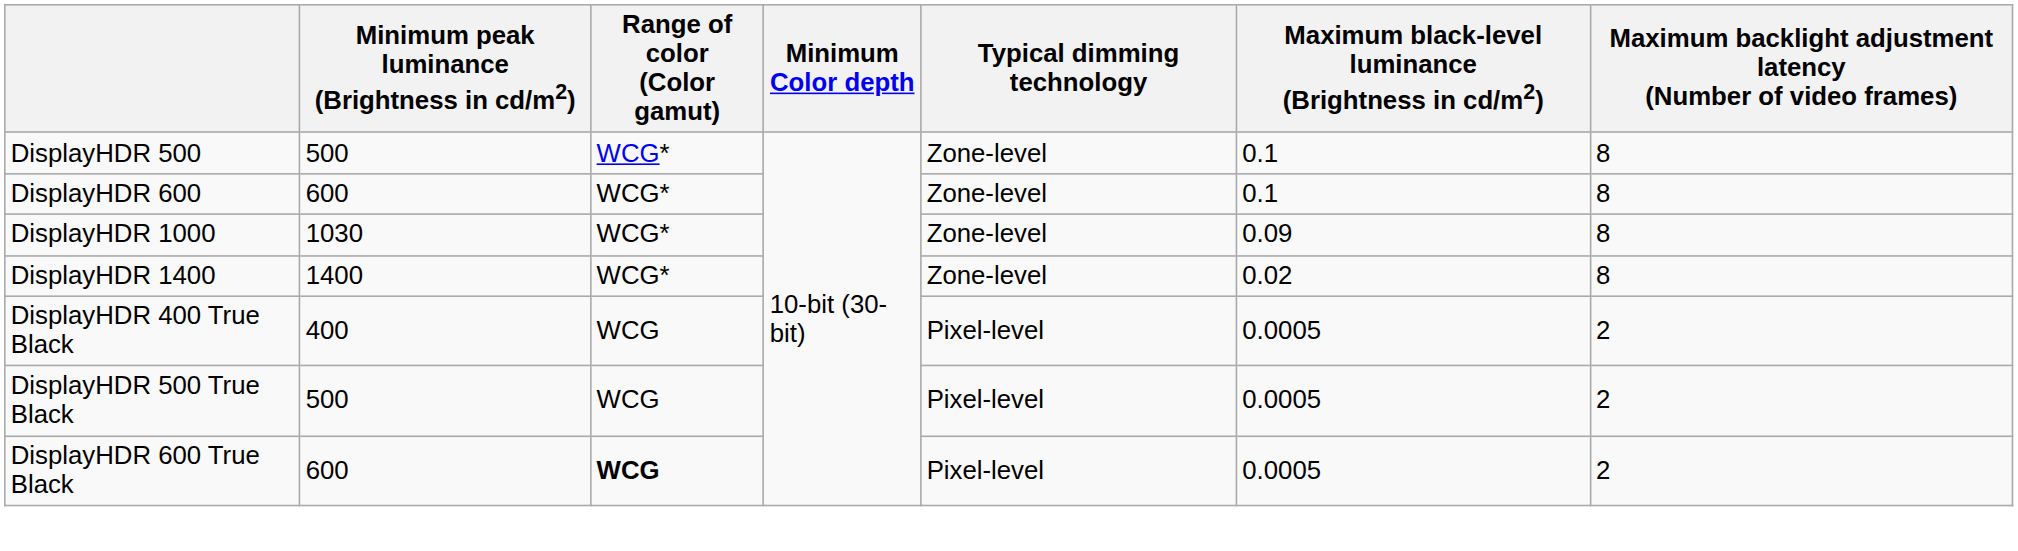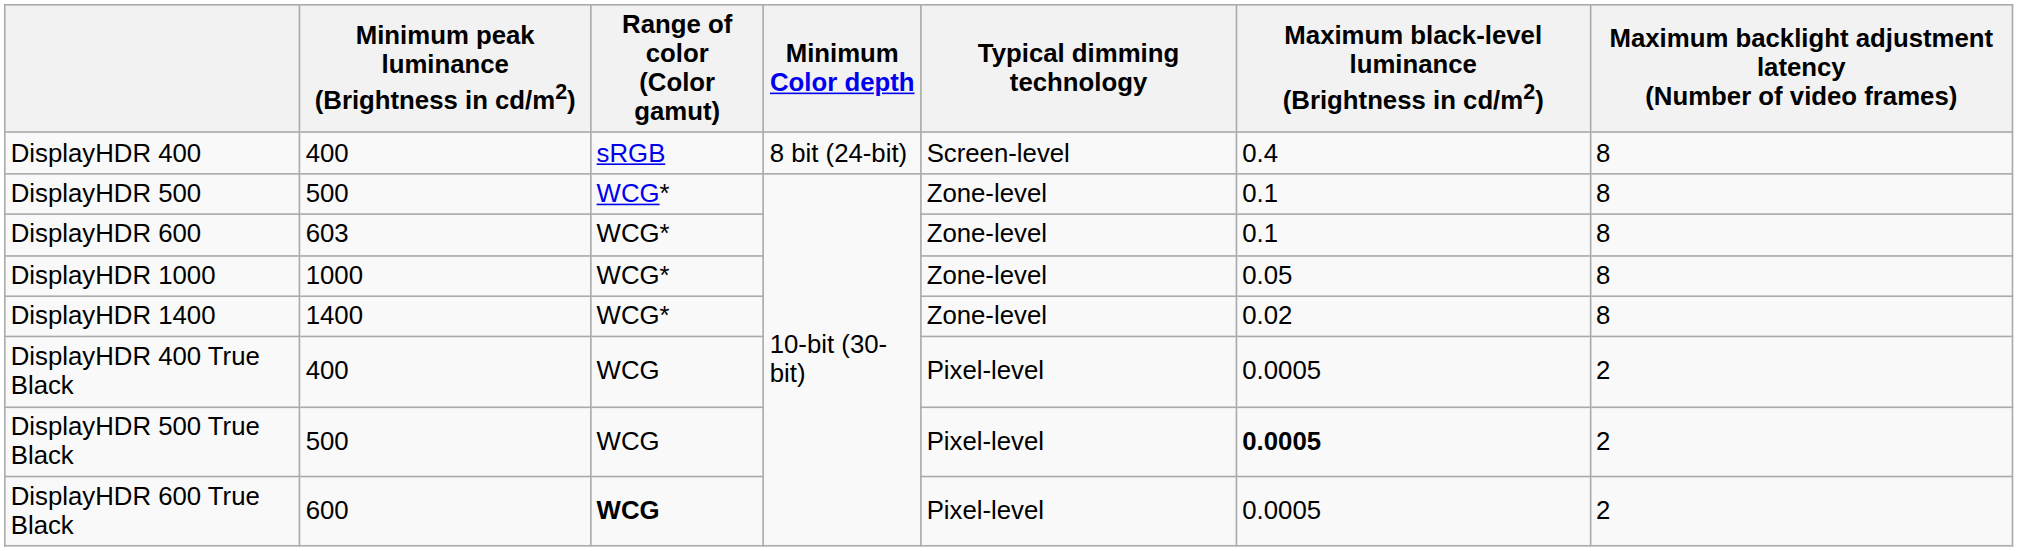+ row: (106, 152)
(327, 193) 600 -> (327, 234) 603
(334, 234) 1030 -> (334, 275) 1000
(1267, 234) 0.09 -> (1267, 275) 0.05
(1282, 400) normal -> (1282, 441) bold
